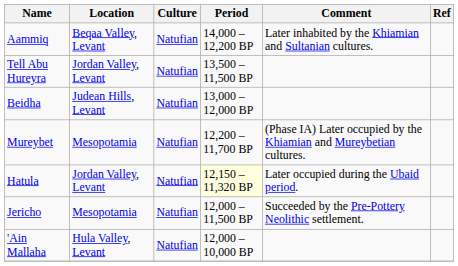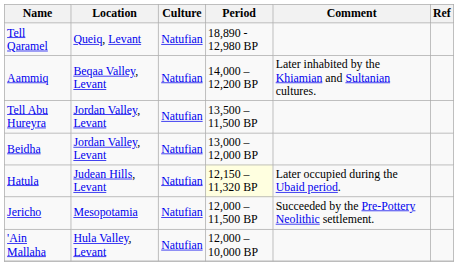+ row: (27, 39)
(103, 103) Judean Hills, Levant -> (107, 148) Jordan Valley, Levant
- row: (30, 142)
(106, 181) Jordan Valley, Levant -> (104, 181) Judean Hills, Levant
